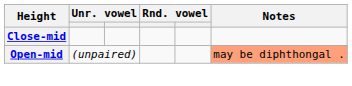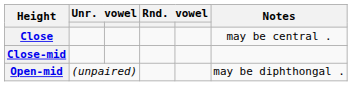+ row: (37, 36)
(279, 54) lightsalmon background -> (279, 72) no background
